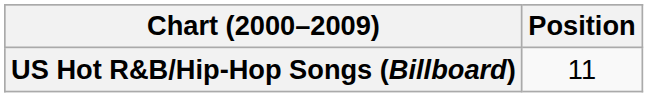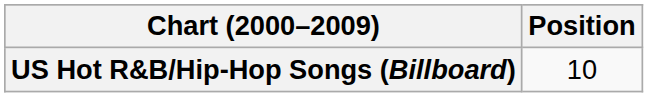(582, 69) 11 -> (582, 69) 10
